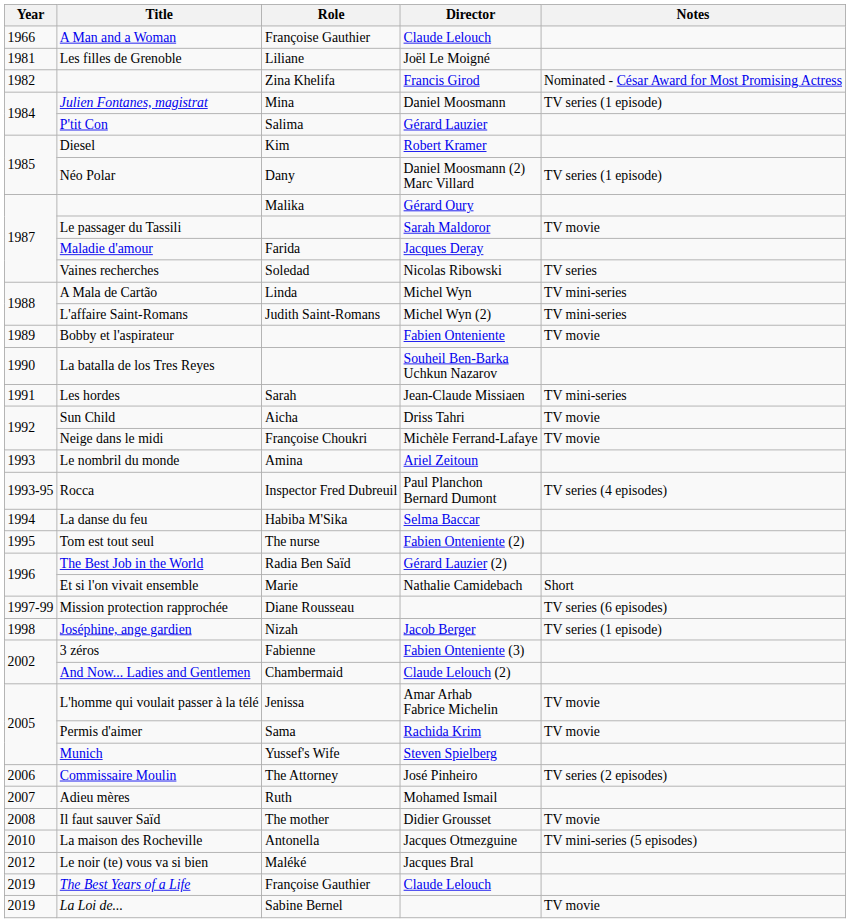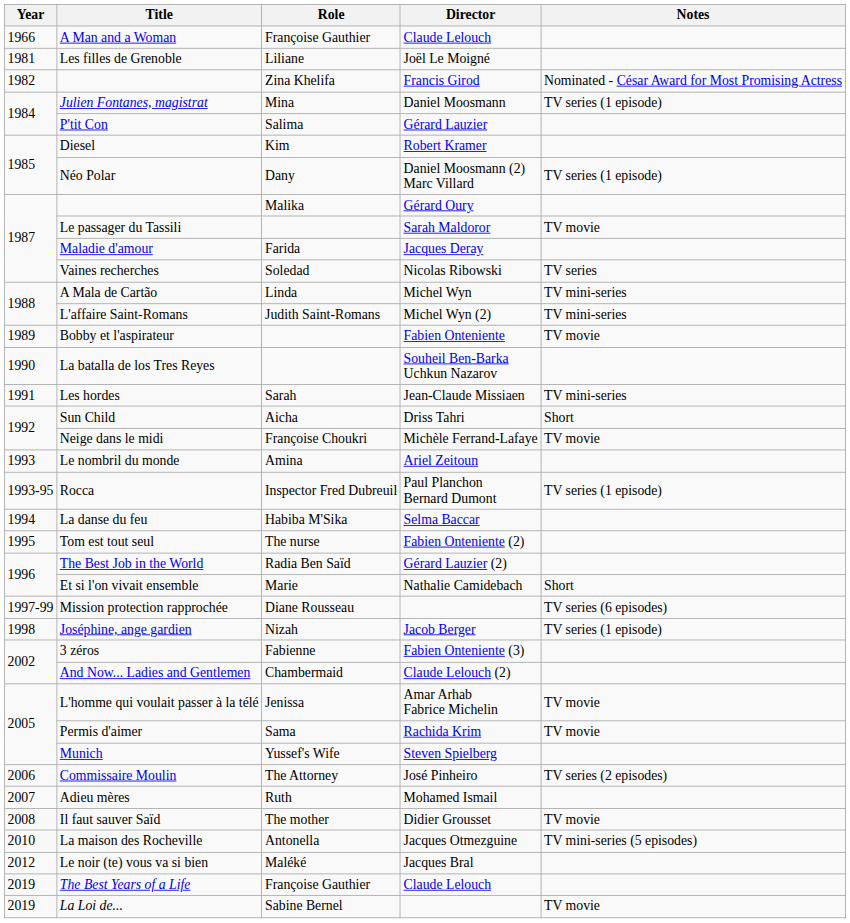(572, 417) TV movie -> (559, 417) Short
(606, 490) TV series (4 episodes) -> (603, 490) TV series (1 episode)
